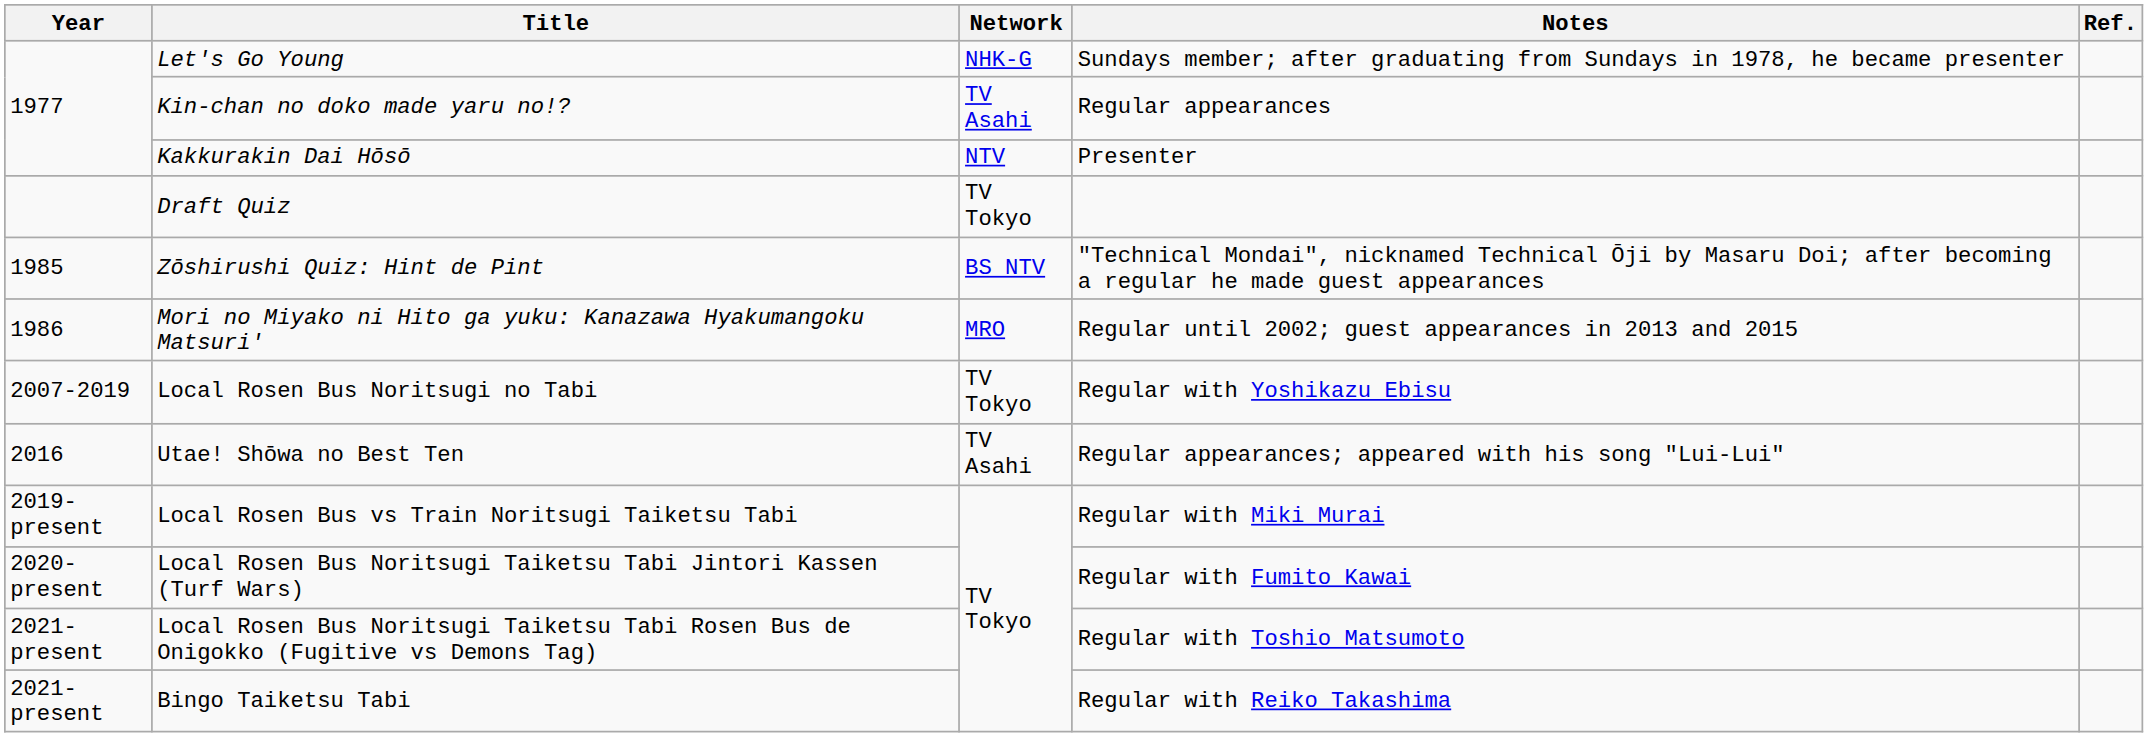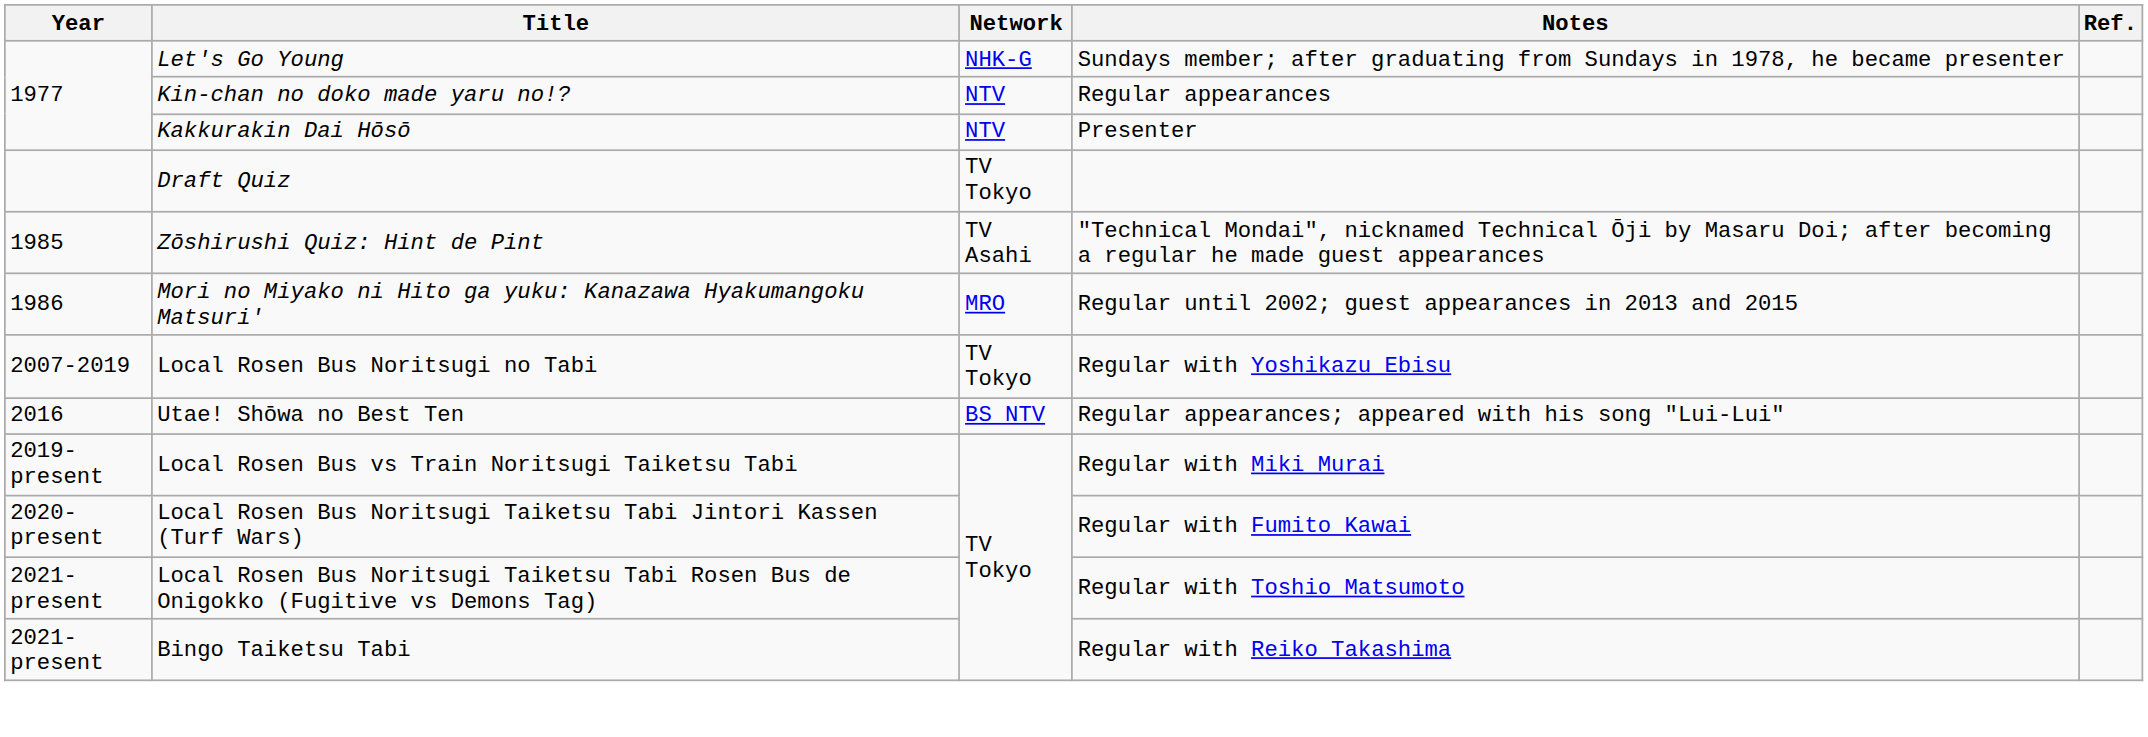(998, 108) TV Asahi -> (985, 95) NTV
(1005, 268) BS NTV -> (998, 243) TV Asahi
(998, 454) TV Asahi -> (1005, 415) BS NTV
